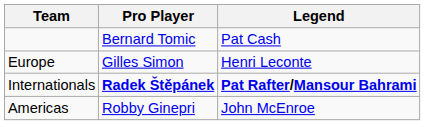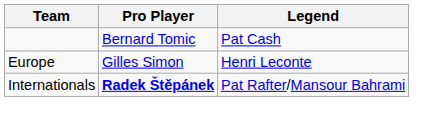(319, 85) bold -> (313, 85) normal
- row: (38, 108)
